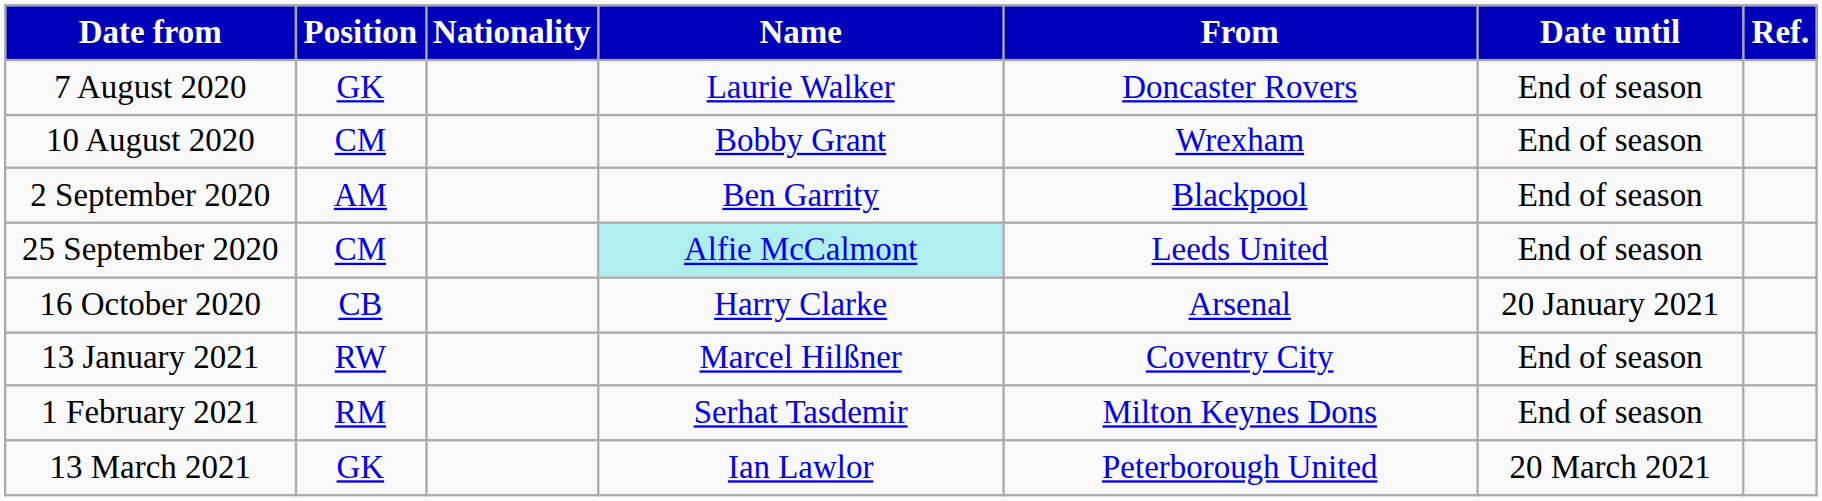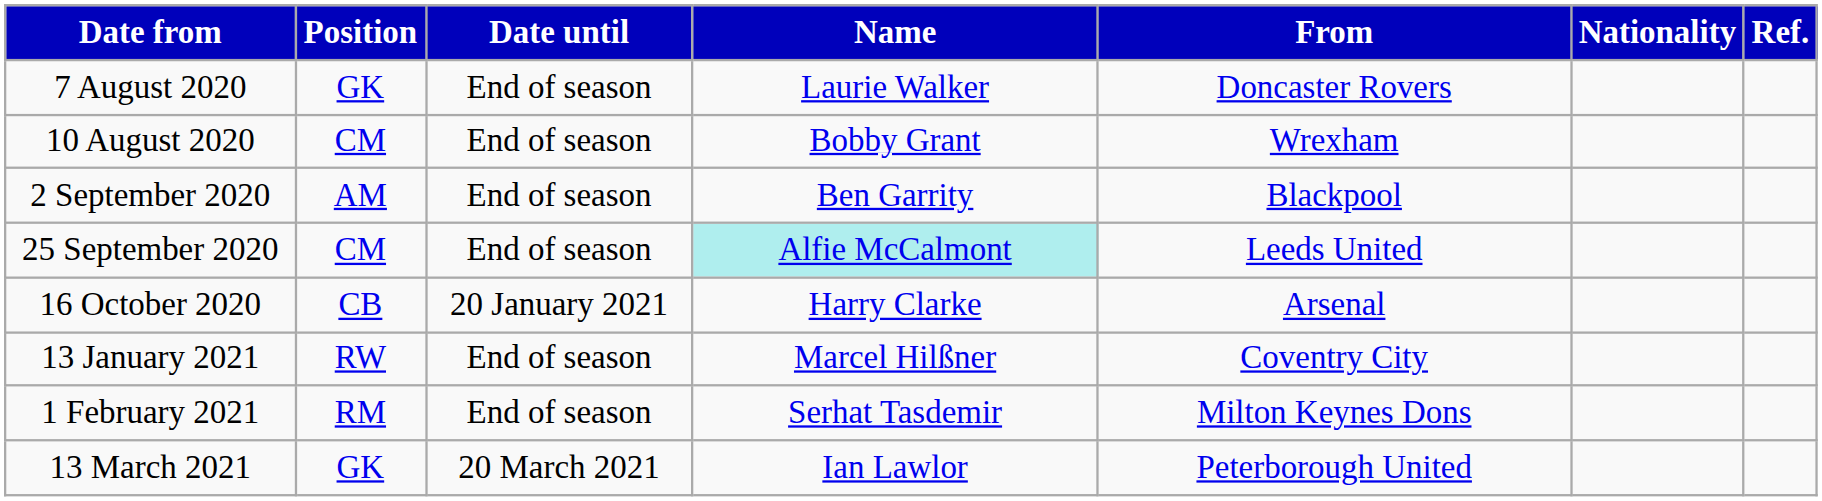columns swapped: (512, 32) <-> (1610, 32)
